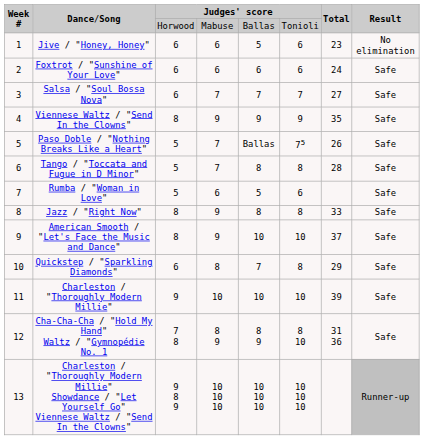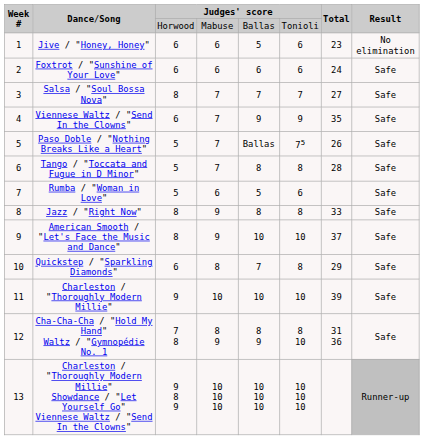(176, 95) 6 -> (176, 95) 8
(176, 119) 8 -> (176, 119) 6
(217, 119) 9 -> (217, 119) 7
